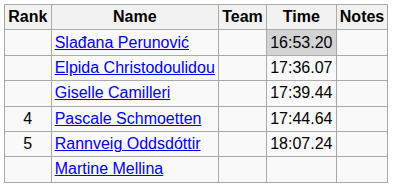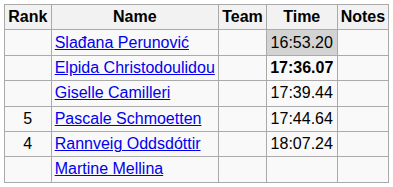(301, 67) normal -> (302, 67) bold
(28, 118) 4 -> (28, 118) 5
(28, 144) 5 -> (28, 144) 4
